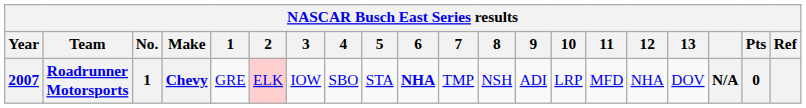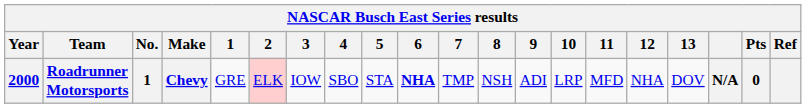(24, 80) 2007 -> (24, 80) 2000
